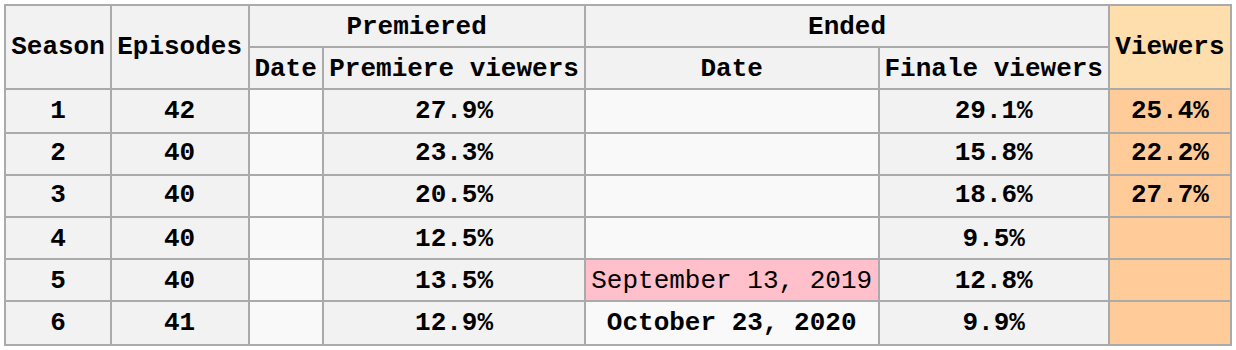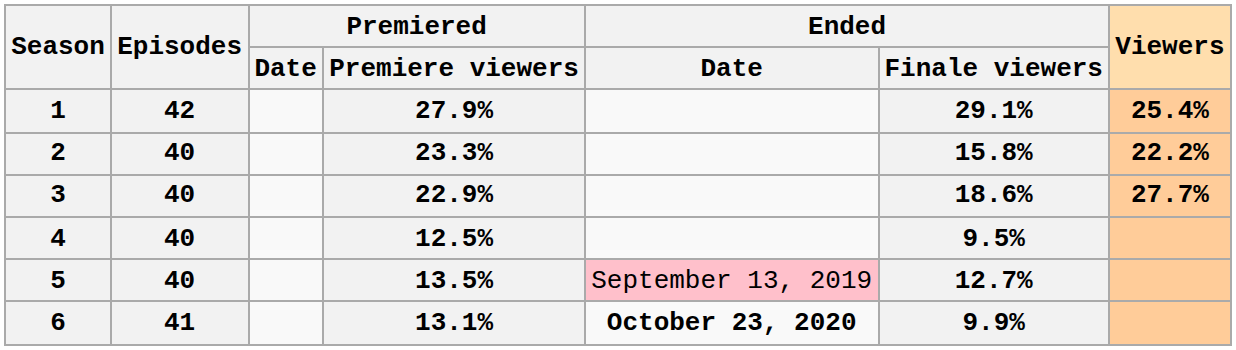(454, 196) 20.5% -> (454, 196) 22.9%
(994, 280) 12.8% -> (994, 280) 12.7%
(454, 323) 12.9% -> (454, 323) 13.1%
